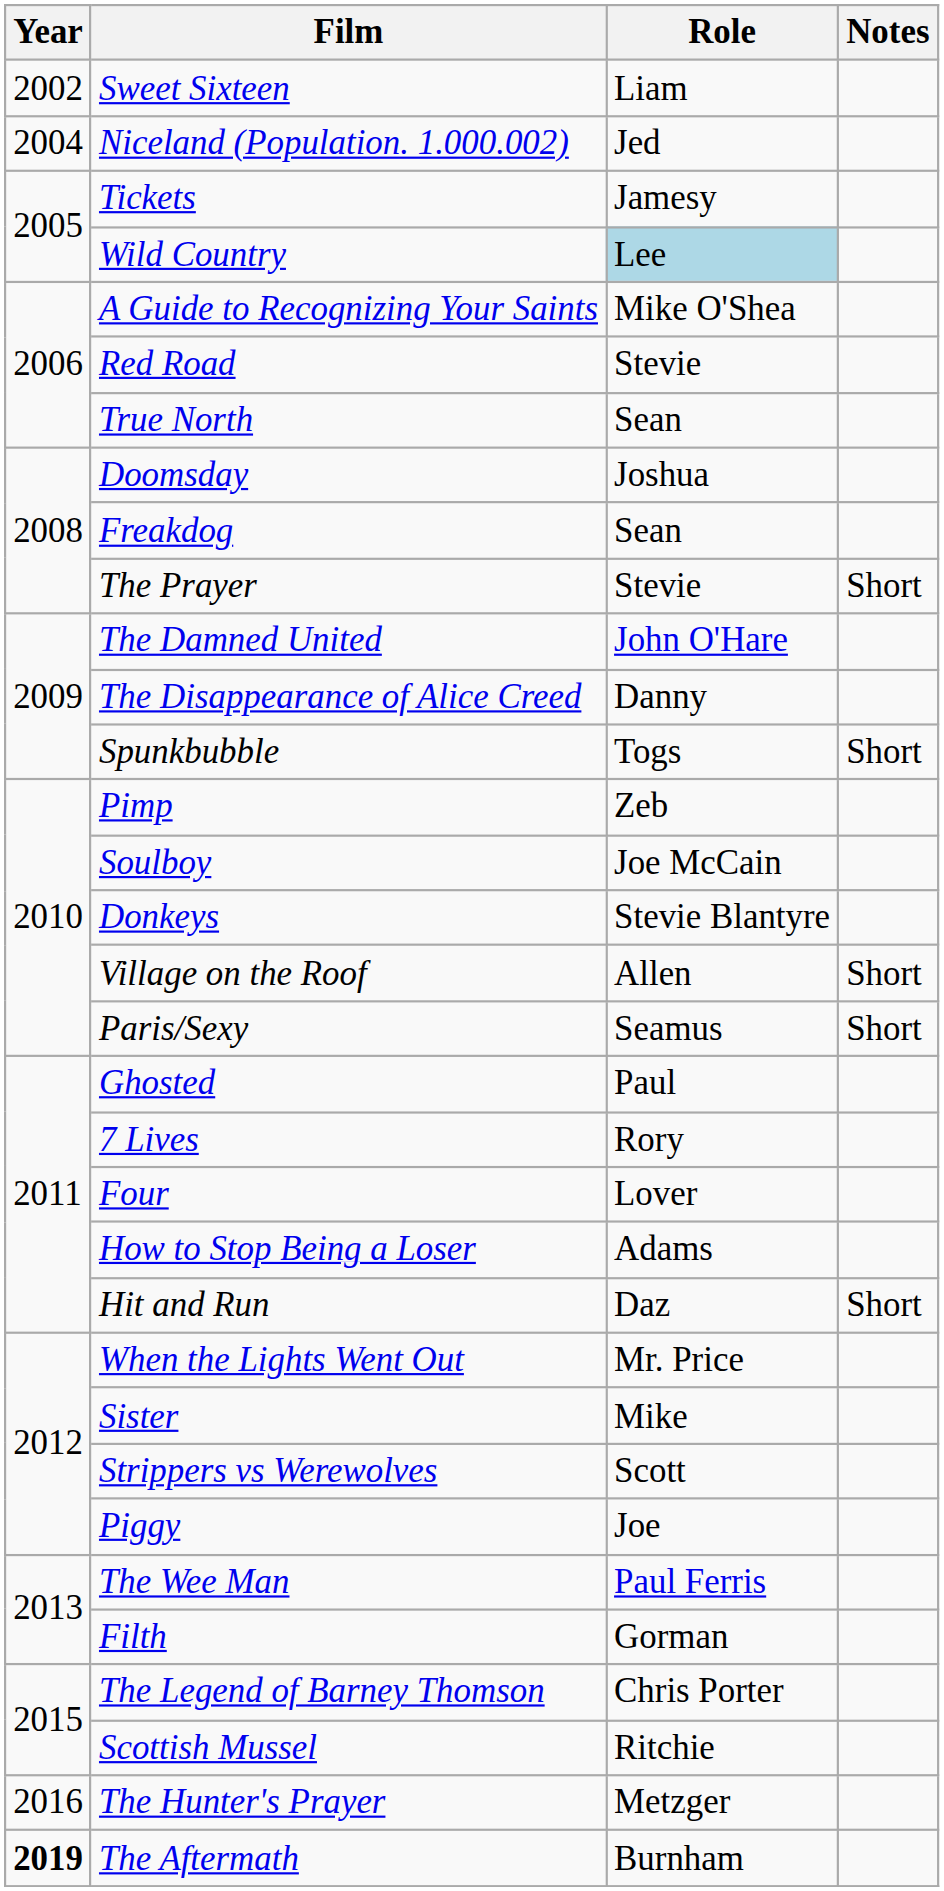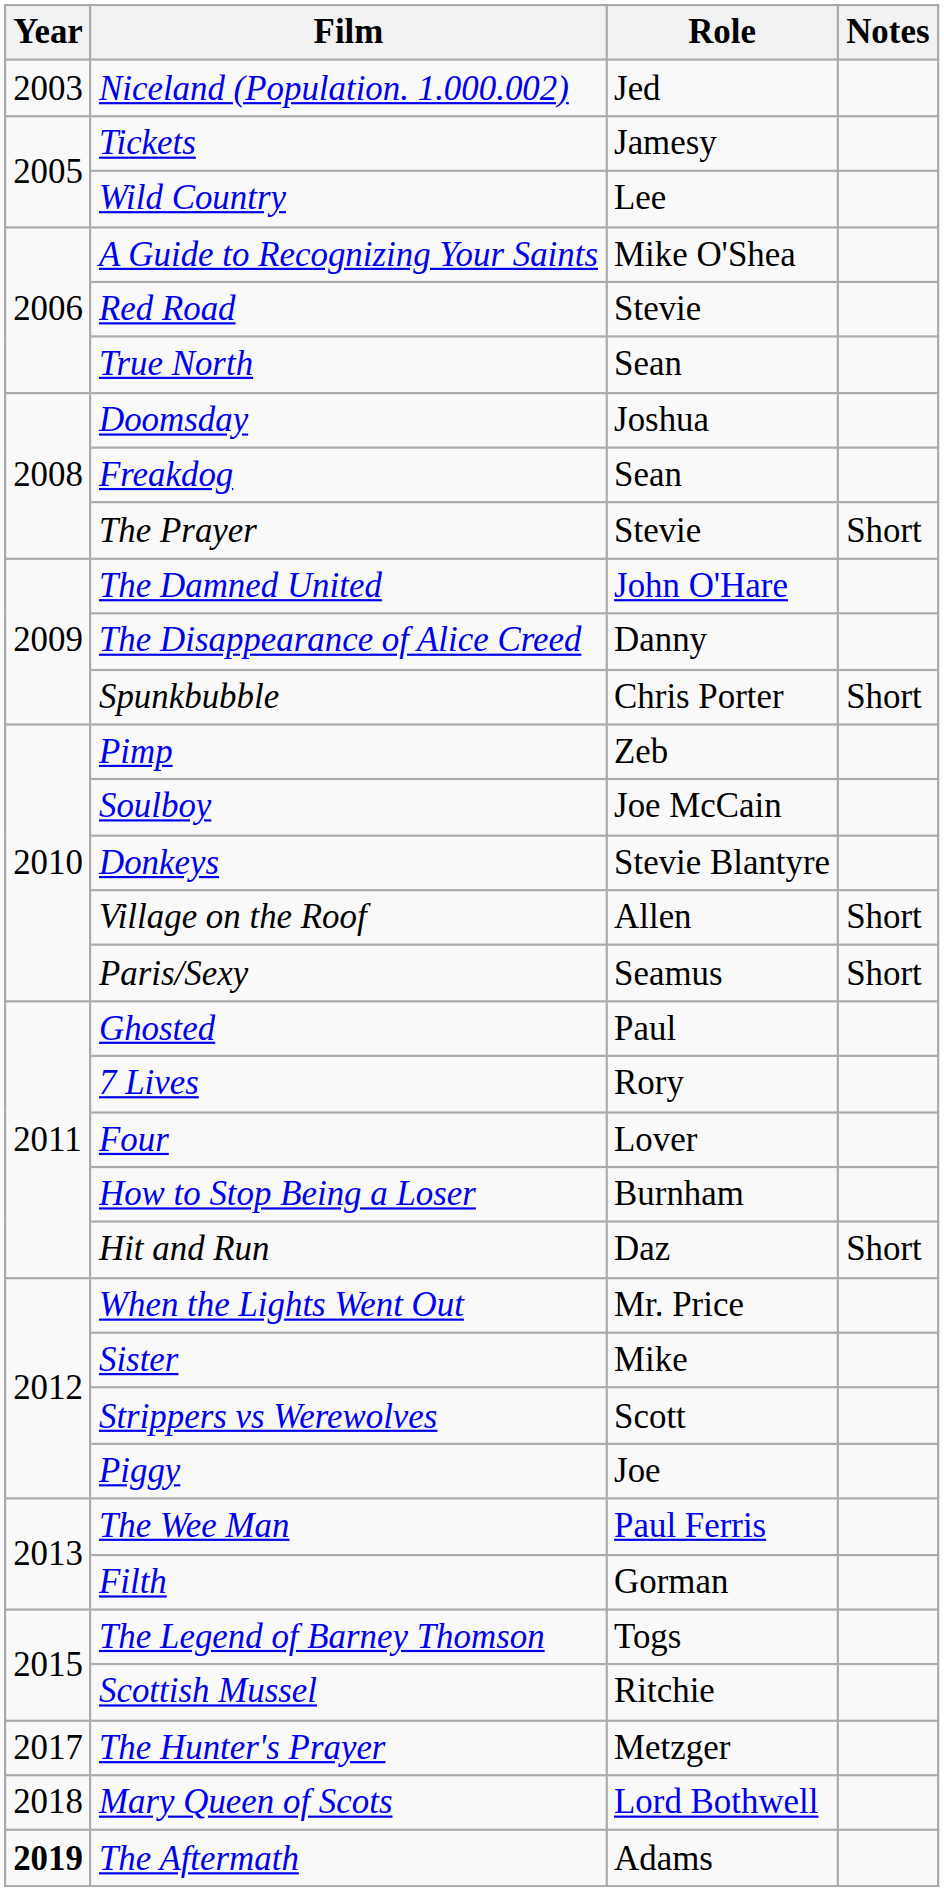- row: (194, 87)
(48, 142) 2004 -> (48, 87) 2003
(640, 253) lightblue background -> (640, 198) no background
(648, 751) Togs -> (699, 695) Chris Porter
(663, 1249) Adams -> (679, 1193) Burnham
(699, 1691) Chris Porter -> (648, 1636) Togs
(48, 1802) 2016 -> (48, 1747) 2017
+ row: (246, 1802)
(679, 1857) Burnham -> (663, 1857) Adams
